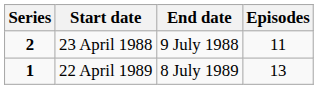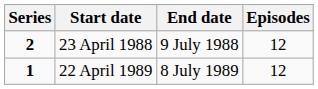(278, 44) 11 -> (278, 44) 12
(278, 71) 13 -> (278, 71) 12
